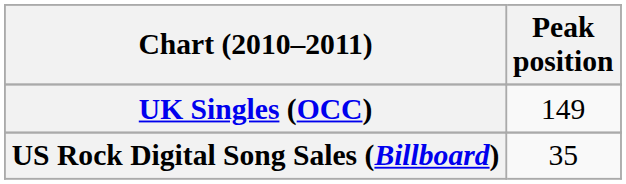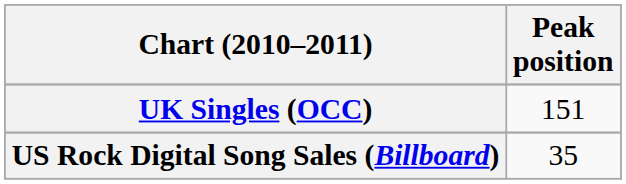(563, 108) 149 -> (563, 108) 151
